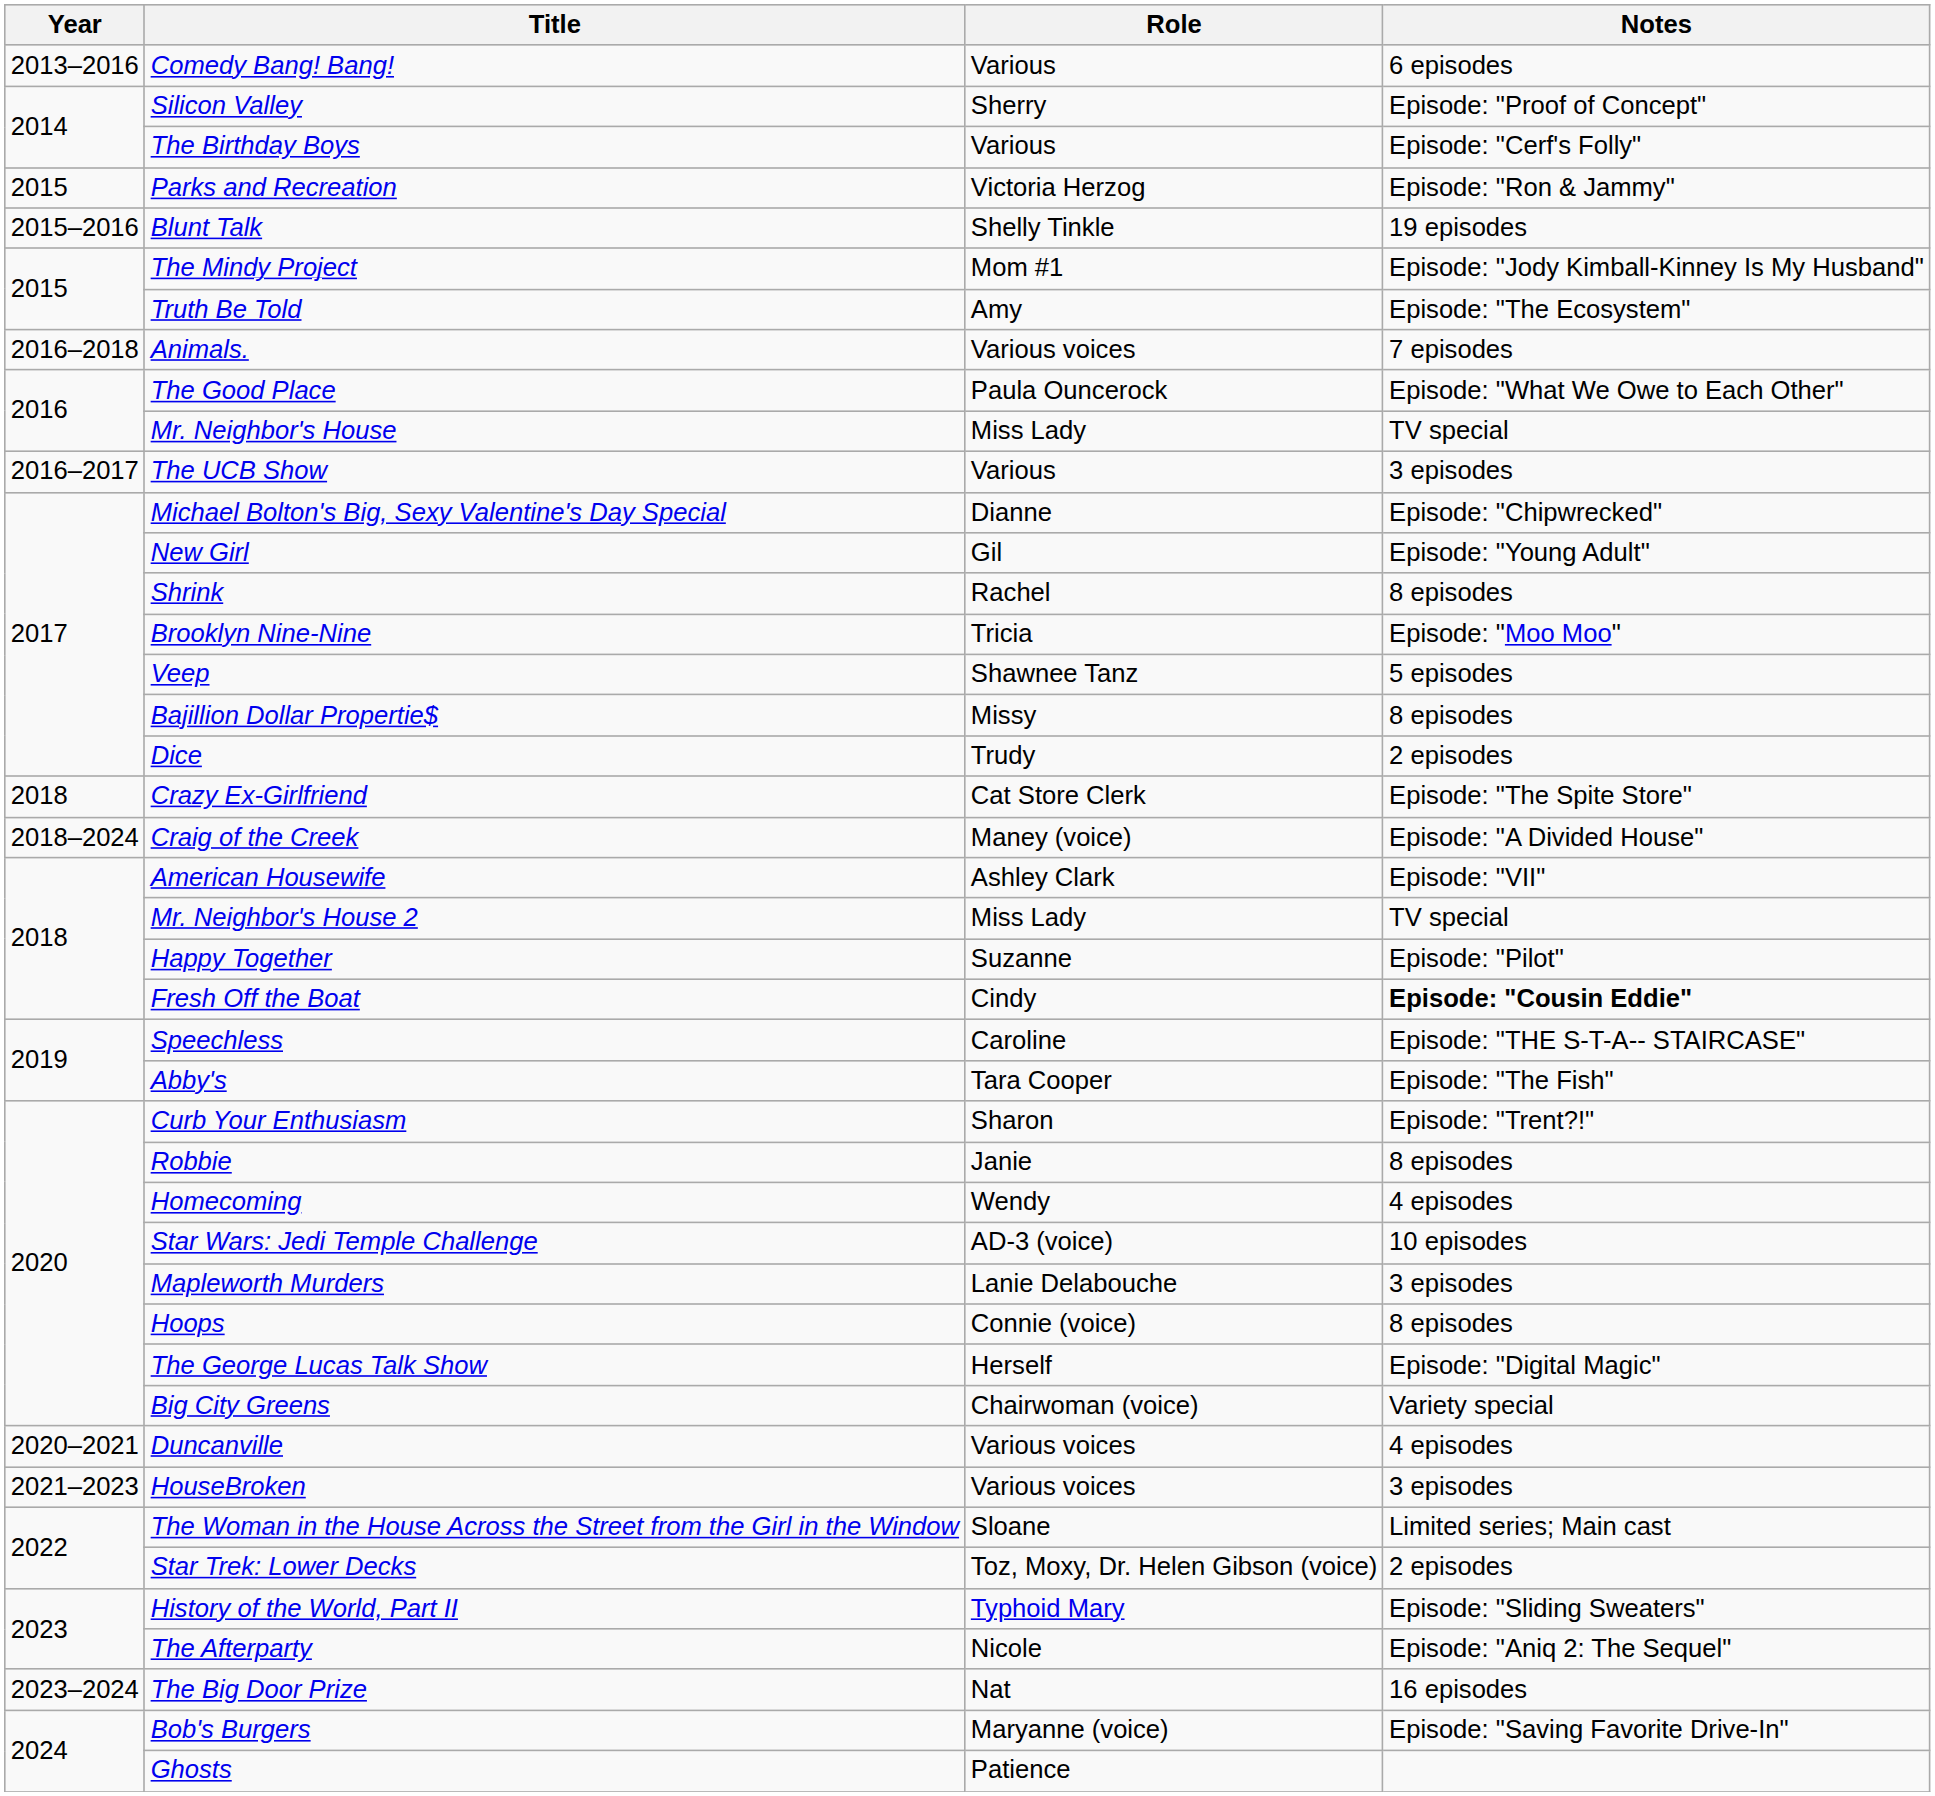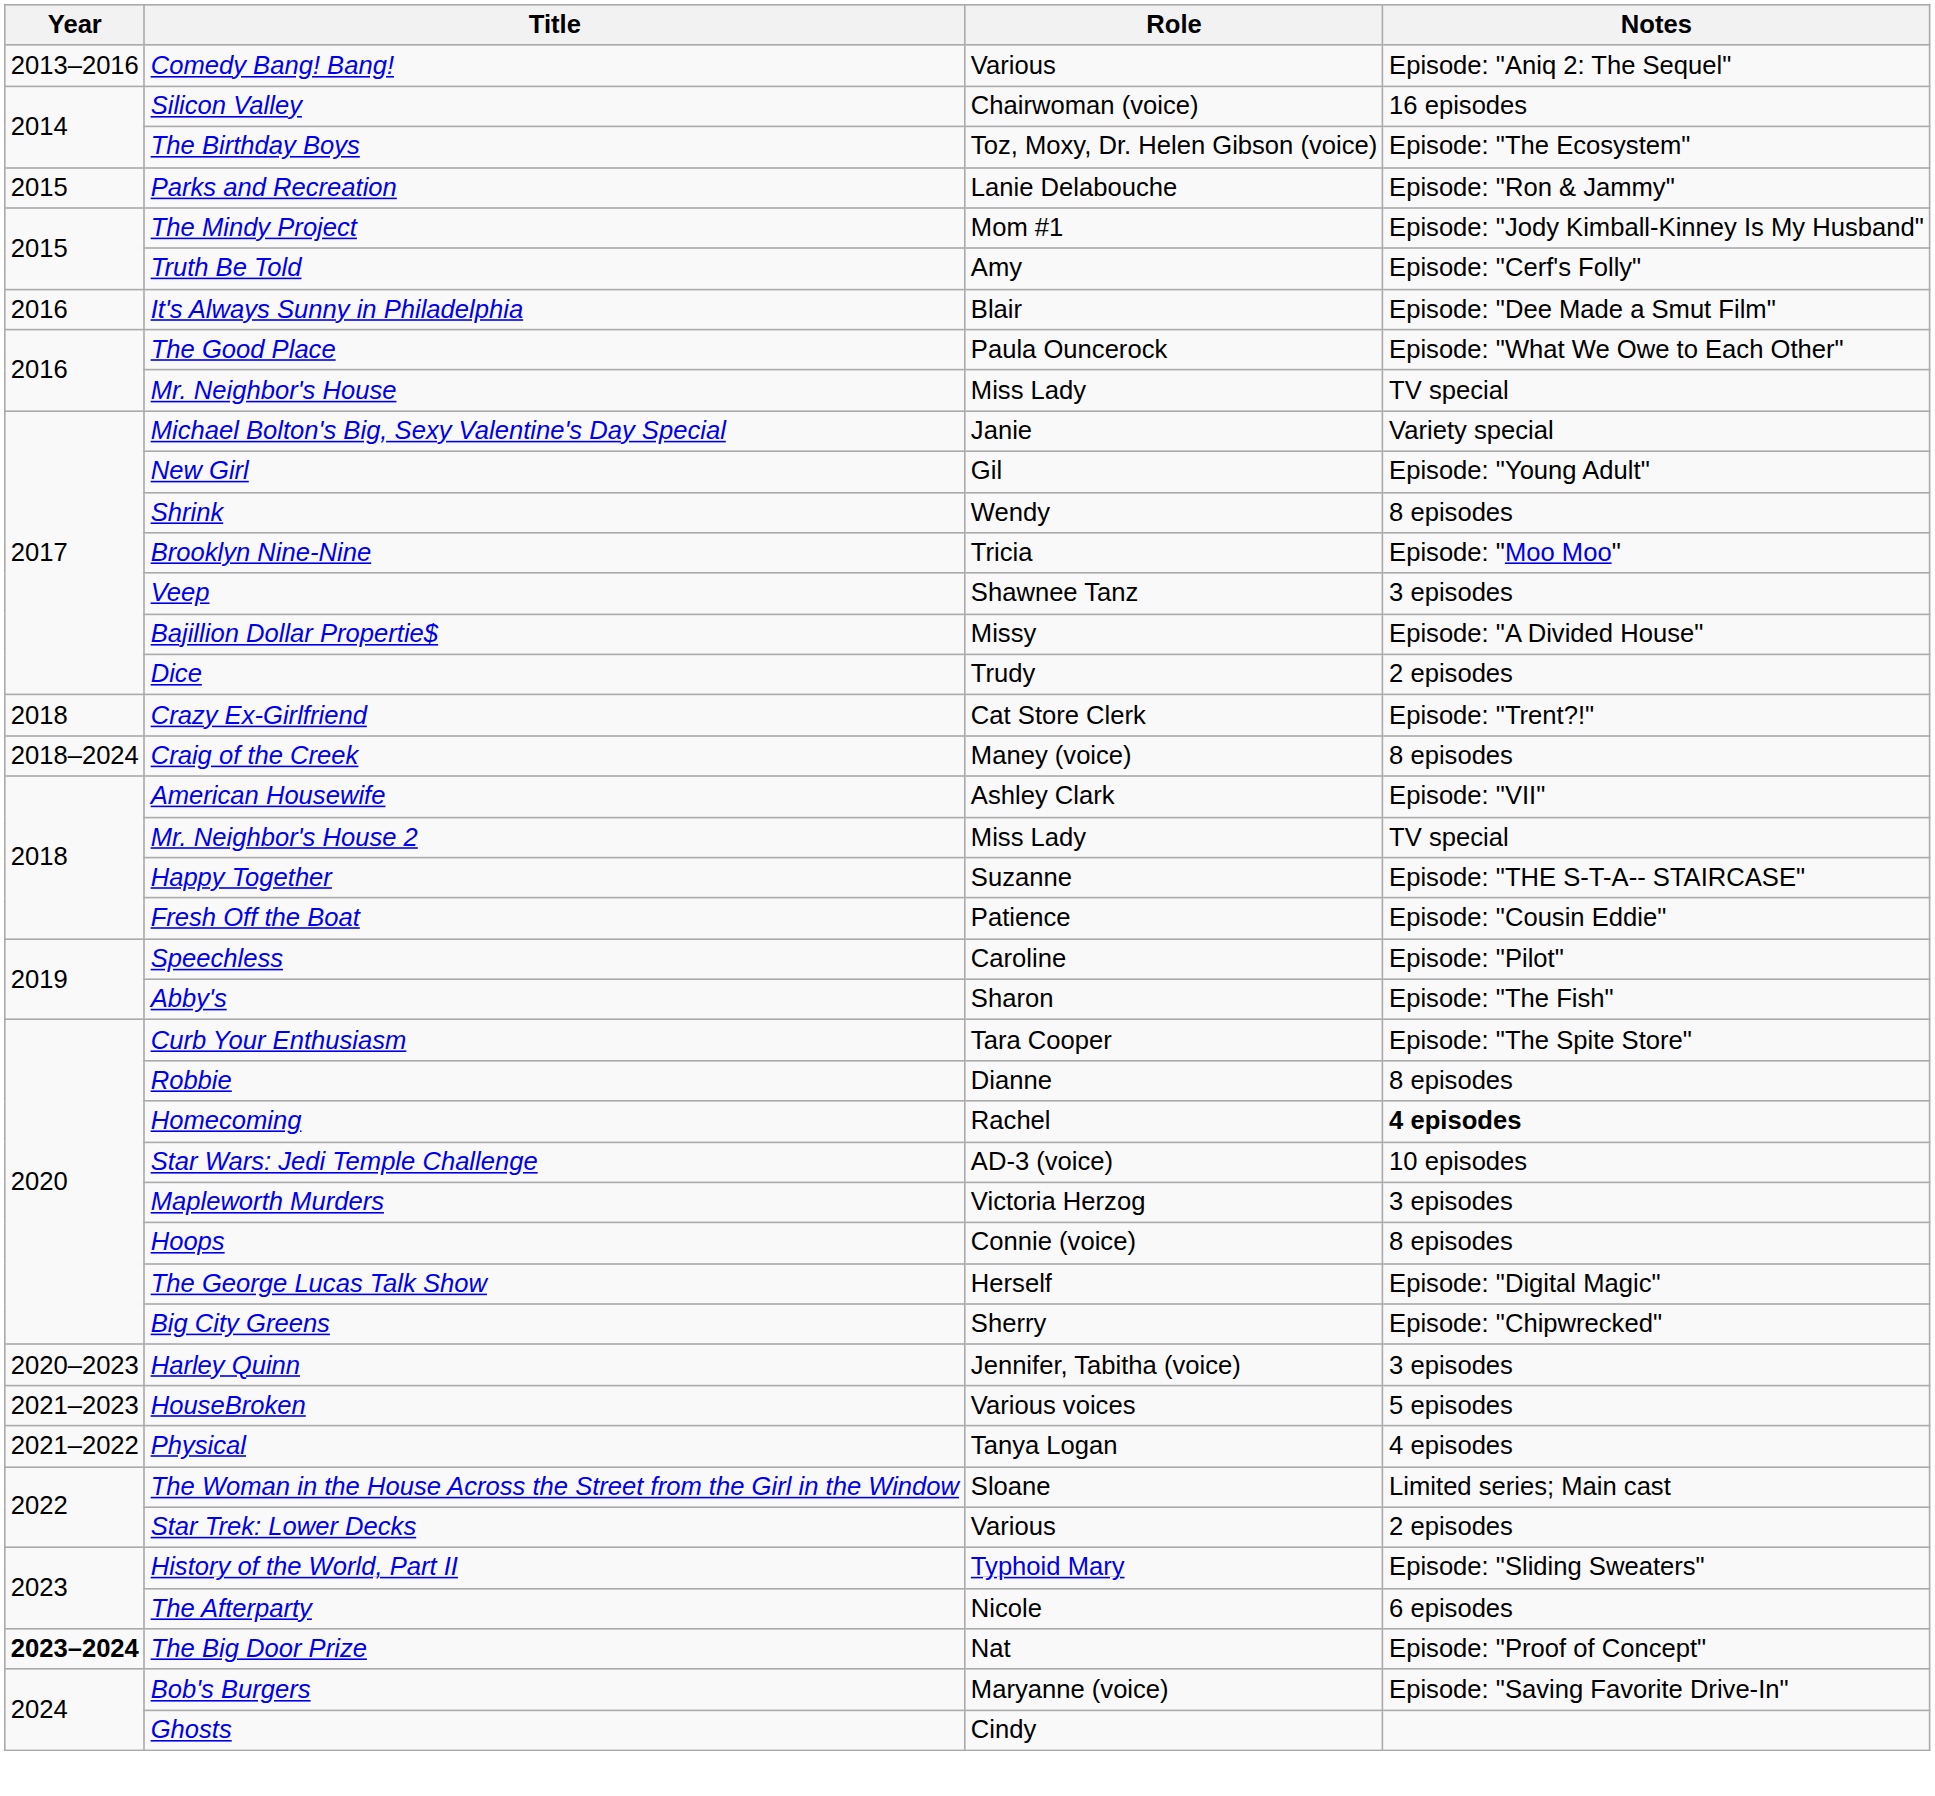(1451, 65) 6 episodes -> (1560, 65) Episode: "Aniq 2: The Sequel"
(1009, 106) Sherry -> (1085, 106) Chairwoman (voice)
(1548, 106) Episode: "Proof of Concept" -> (1458, 106) 16 episodes
(1013, 146) Various -> (1174, 146) Toz, Moxy, Dr. Helen Gibson (voice)
(1515, 146) Episode: "Cerf's Folly" -> (1540, 146) Episode: "The Ecosystem"
(1058, 187) Victoria Herzog -> (1074, 187) Lanie Delabouche
- row: (206, 227)
(1540, 308) Episode: "The Ecosystem" -> (1515, 268) Episode: "Cerf's Folly"
+ row: (337, 308)
- row: (200, 349)
- row: (239, 471)
(1011, 512) Dianne -> (1001, 430) Janie
(1526, 512) Episode: "Chipwrecked" -> (1471, 430) Variety special
(1011, 593) Rachel -> (1010, 512) Wendy
(1451, 674) 5 episodes -> (1451, 593) 3 episodes
(1451, 715) 8 episodes -> (1546, 633) Episode: "A Divided House"
(1540, 796) Episode: "The Spite Store" -> (1492, 715) Episode: "Trent?!"
(1546, 836) Episode: "A Divided House" -> (1451, 755) 8 episodes
(1476, 958) Episode: "Pilot" -> (1597, 877) Episode: "THE S-T-A-- STAIRCASE"
(1004, 999) Cindy -> (1021, 918) Patience
(1541, 999) bold -> (1528, 918) normal
(1597, 1039) Episode: "THE S-T-A-- STAIRCASE" -> (1476, 958) Episode: "Pilot"
(1041, 1080) Tara Cooper -> (1012, 999) Sharon
(1012, 1120) Sharon -> (1041, 1039) Tara Cooper
(1492, 1120) Episode: "Trent?!" -> (1540, 1039) Episode: "The Spite Store"
(1001, 1161) Janie -> (1011, 1080) Dianne
(1010, 1202) Wendy -> (1011, 1120) Rachel
(1451, 1202) normal -> (1455, 1120) bold
(1074, 1283) Lanie Delabouche -> (1058, 1202) Victoria Herzog
(1085, 1405) Chairwoman (voice) -> (1009, 1324) Sherry
(1471, 1405) Variety special -> (1526, 1324) Episode: "Chipwrecked"
- row: (217, 1445)
+ row: (225, 1364)
(1451, 1486) 3 episodes -> (1451, 1405) 5 episodes
+ row: (198, 1445)
(1174, 1567) Toz, Moxy, Dr. Helen Gibson (voice) -> (1013, 1526) Various
(1560, 1648) Episode: "Aniq 2: The Sequel" -> (1451, 1608) 6 episodes
(75, 1689) normal -> (75, 1648) bold
(1458, 1689) 16 episodes -> (1548, 1648) Episode: "Proof of Concept"
(1021, 1770) Patience -> (1004, 1730) Cindy
